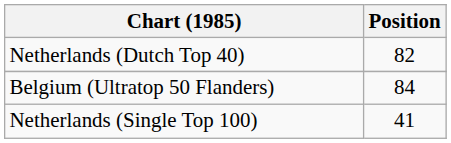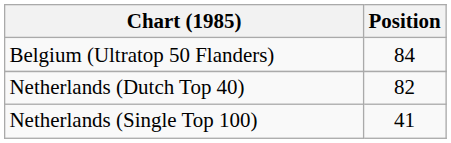rows swapped: (142, 87) <-> (127, 54)
